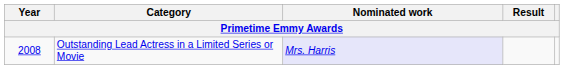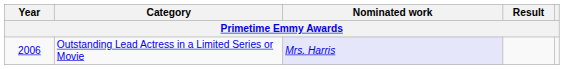(29, 50) 2008 -> (29, 50) 2006
